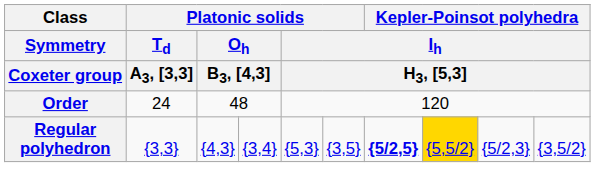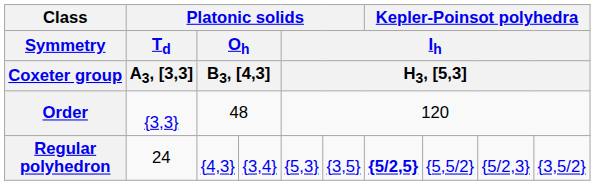(161, 103) 24 -> (161, 122) {3,3}
(161, 148) {3,3} -> (161, 157) 24
(450, 148) gold background -> (450, 167) no background
